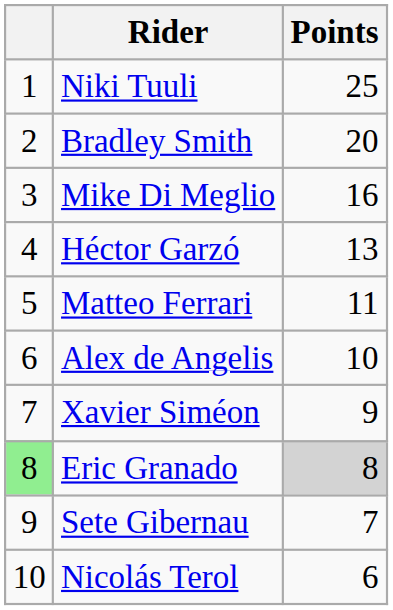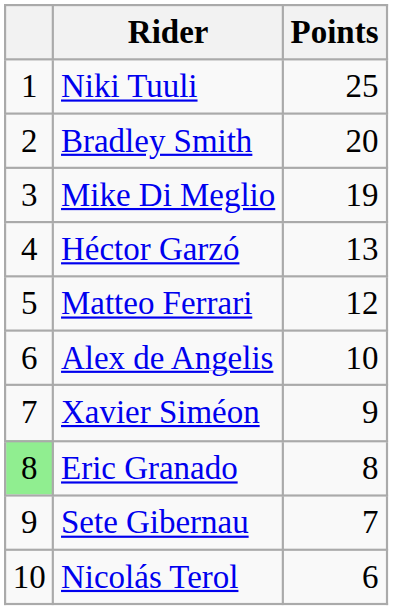(362, 195) 16 -> (362, 195) 19
(363, 303) 11 -> (362, 303) 12
(370, 466) lightgrey background -> (370, 466) no background
